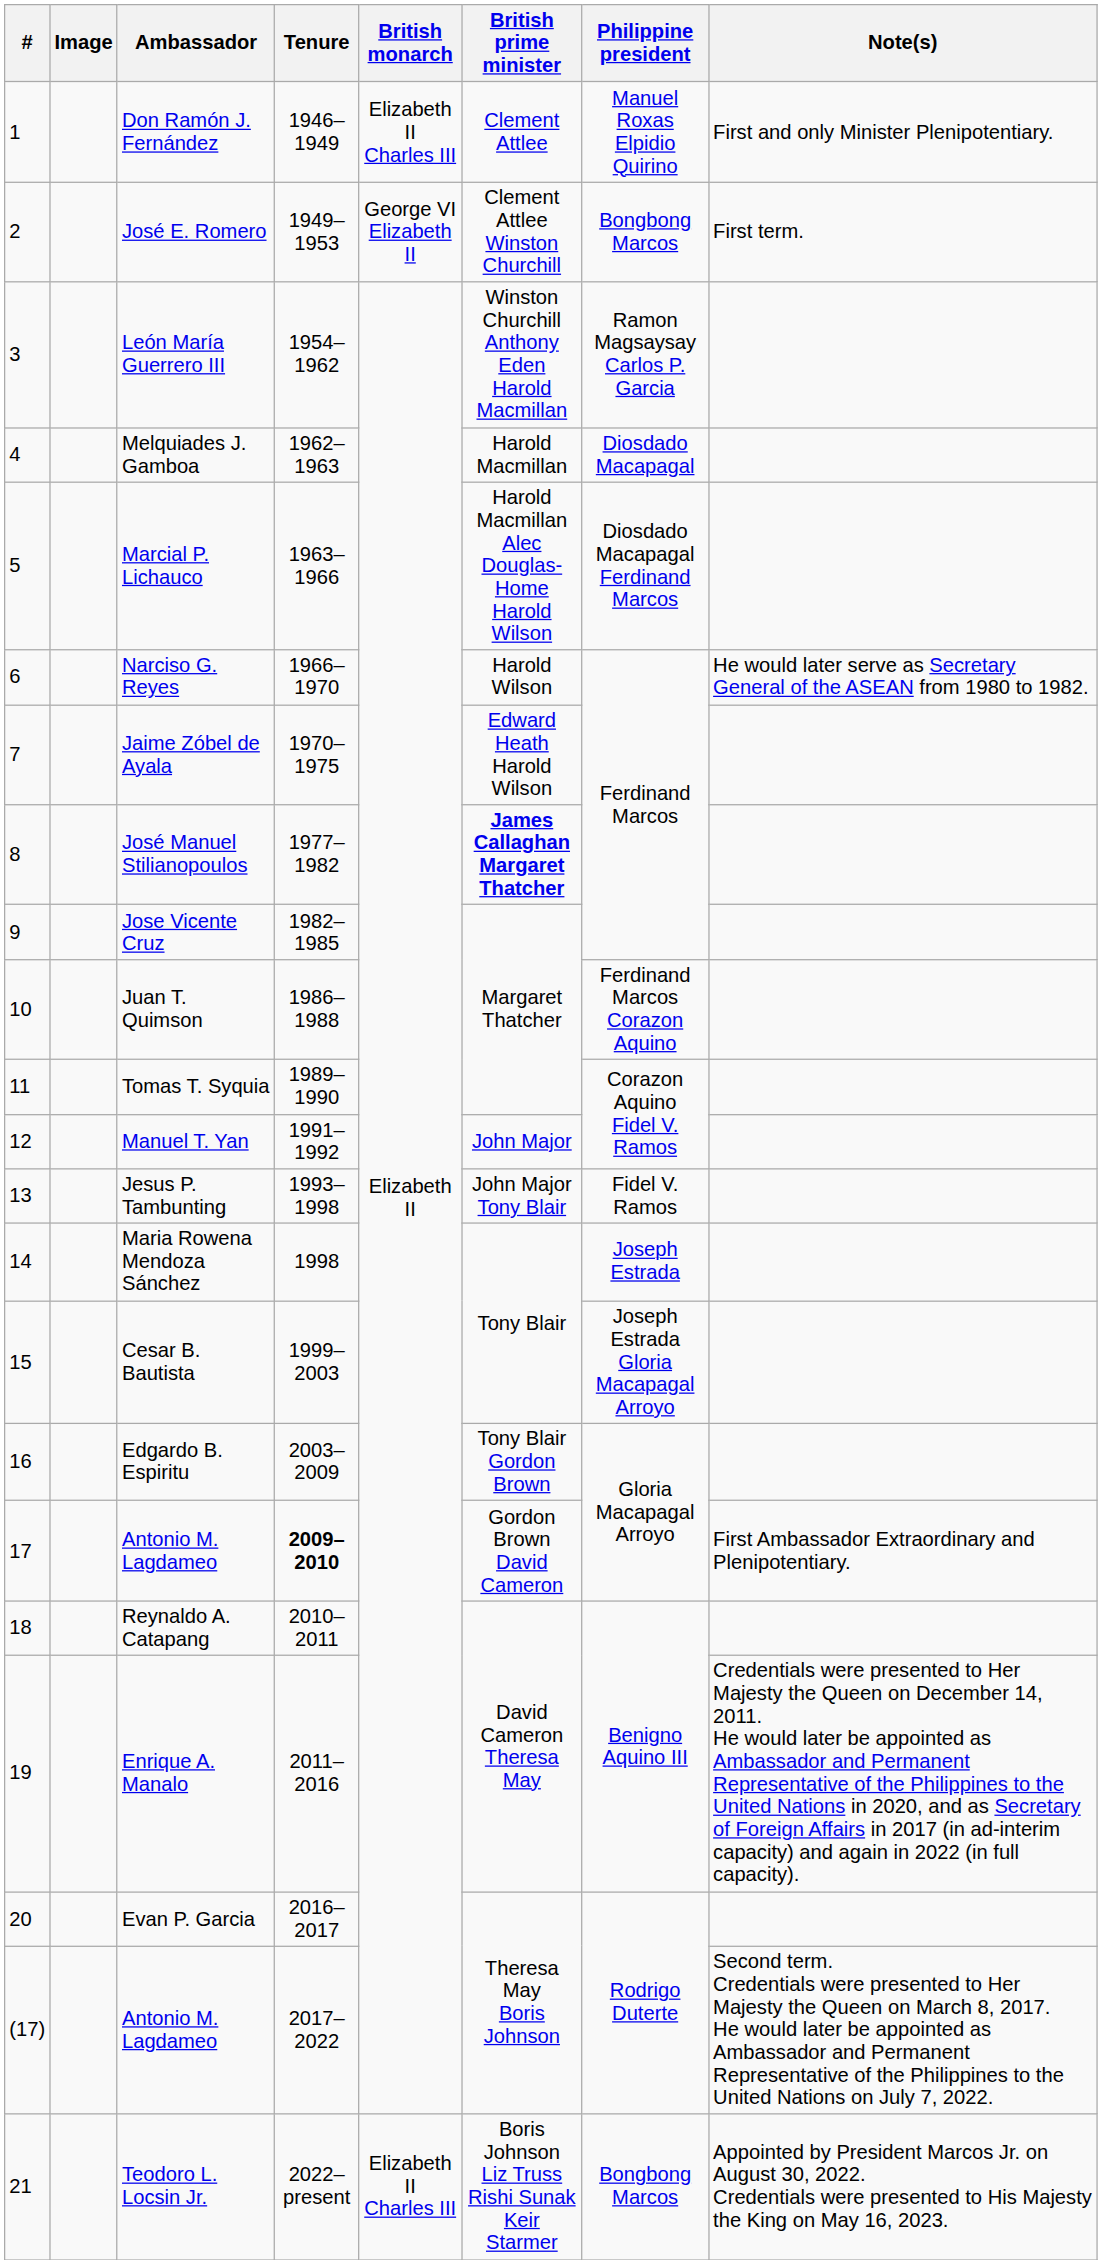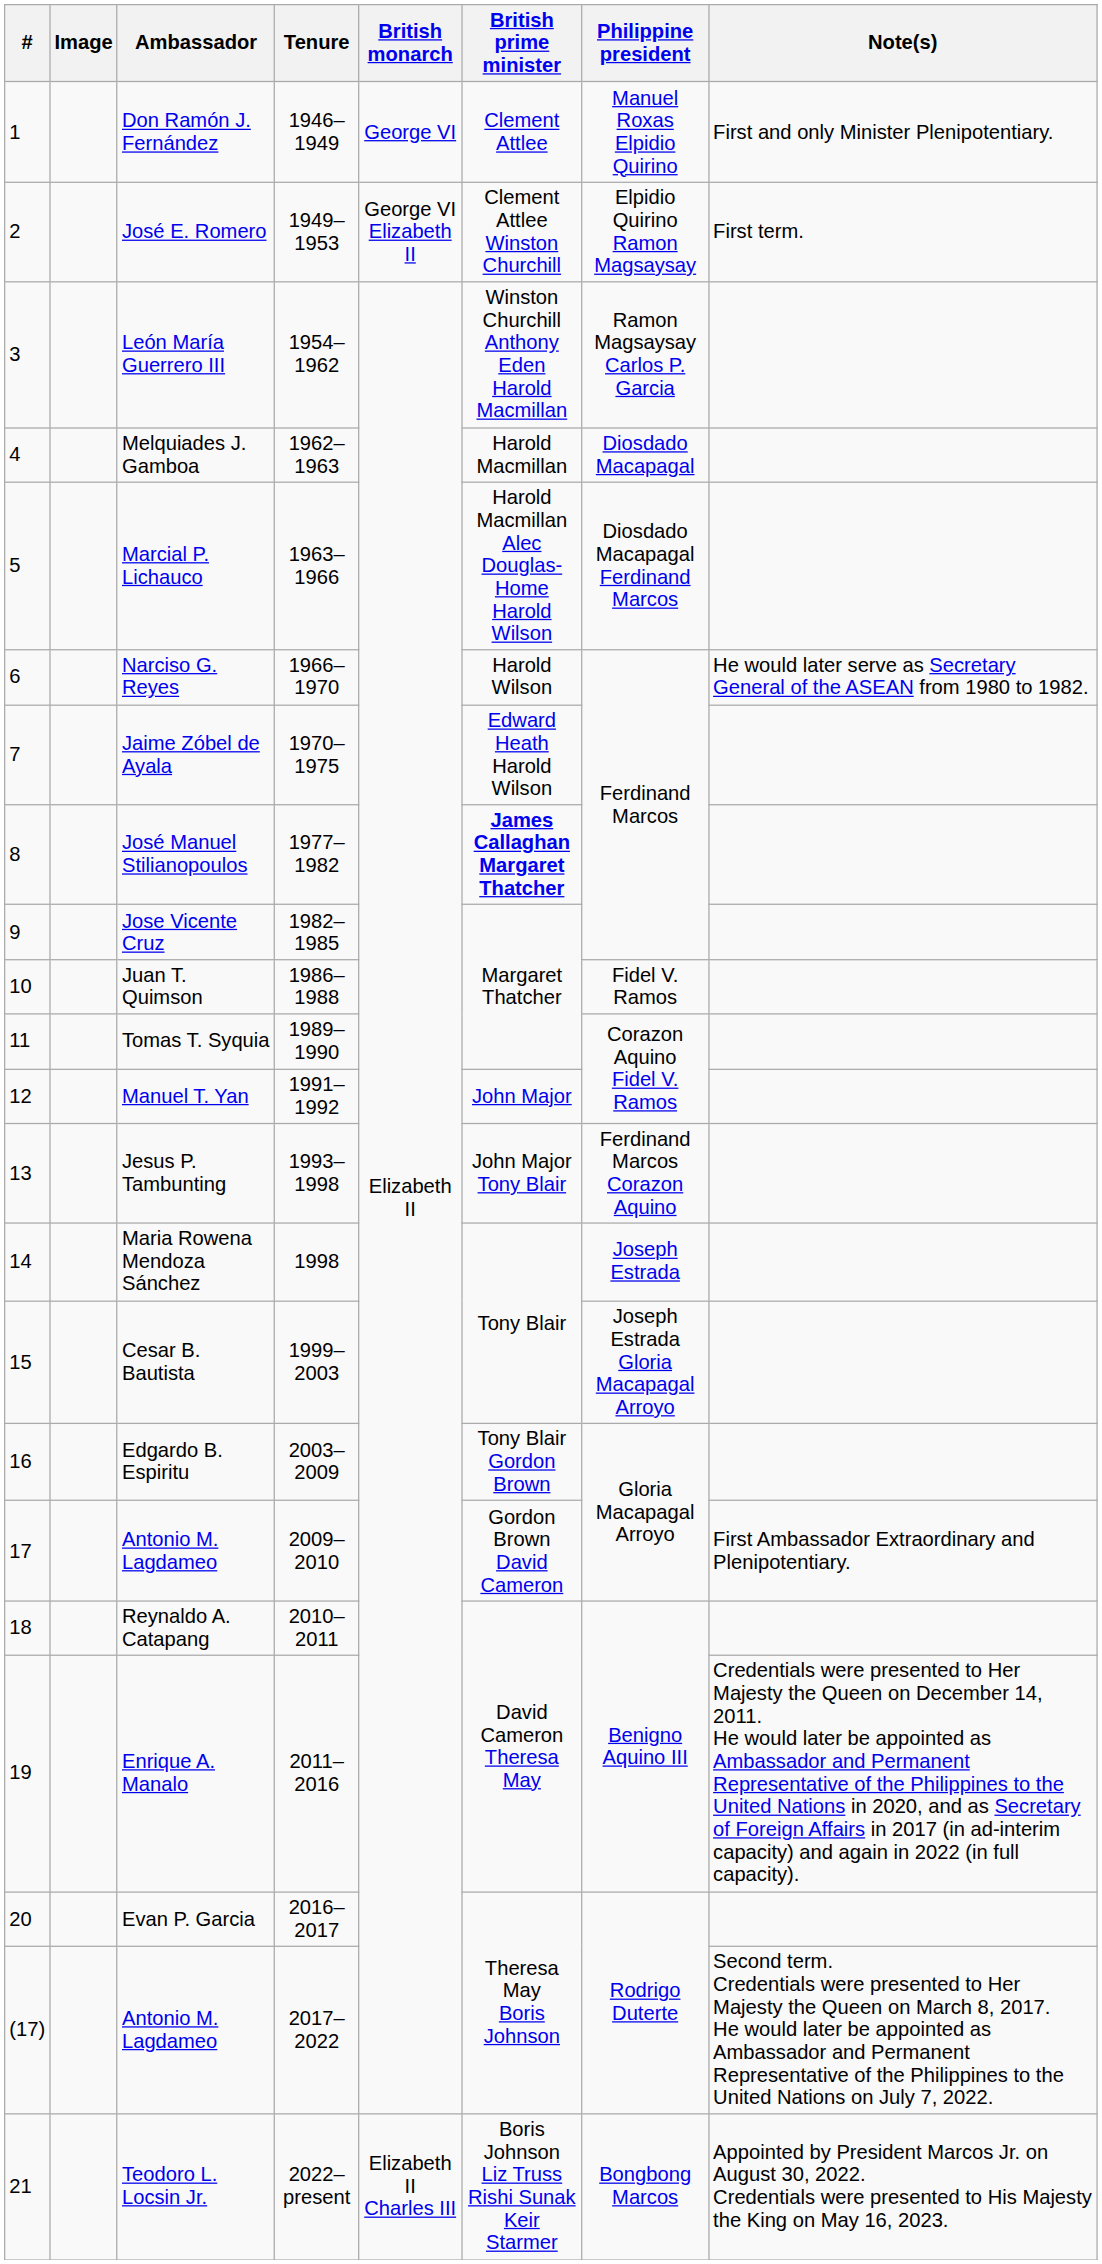(410, 131) Elizabeth II Charles III -> (410, 131) George VI
(645, 231) Bongbong Marcos -> (645, 231) Elpidio Quirino Ramon Magsaysay
(645, 1009) Ferdinand Marcos Corazon Aquino -> (645, 986) Fidel V. Ramos
(645, 1195) Fidel V. Ramos -> (645, 1173) Ferdinand Marcos Corazon Aquino
(317, 1550) bold -> (317, 1550) normal
